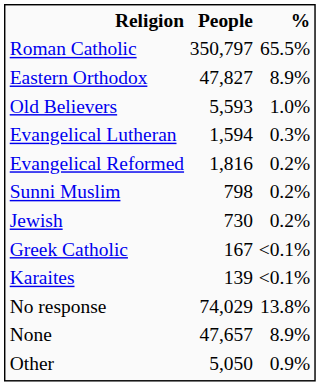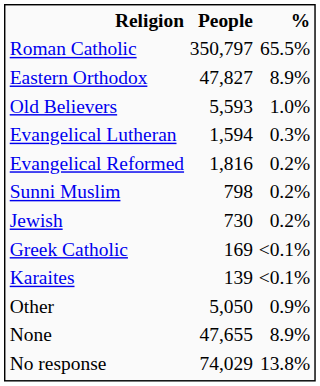(238, 249) 167 -> (238, 249) 169
rows swapped: (32, 364) <-> (58, 306)
(226, 335) 47,657 -> (226, 335) 47,655
